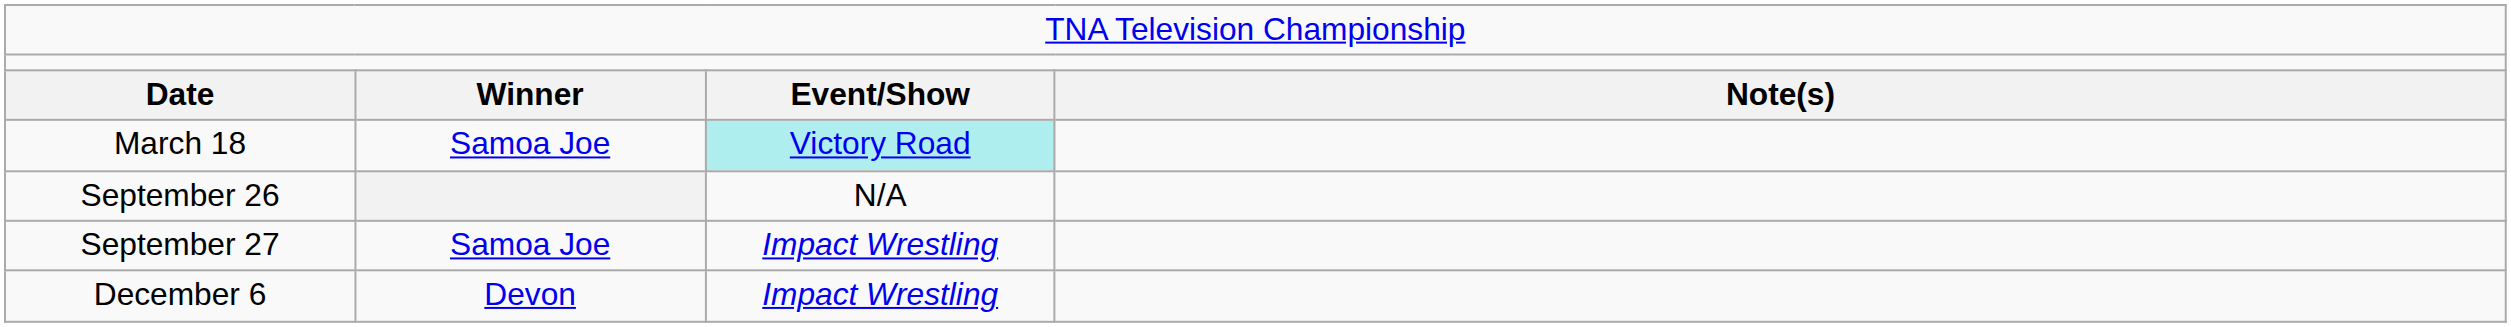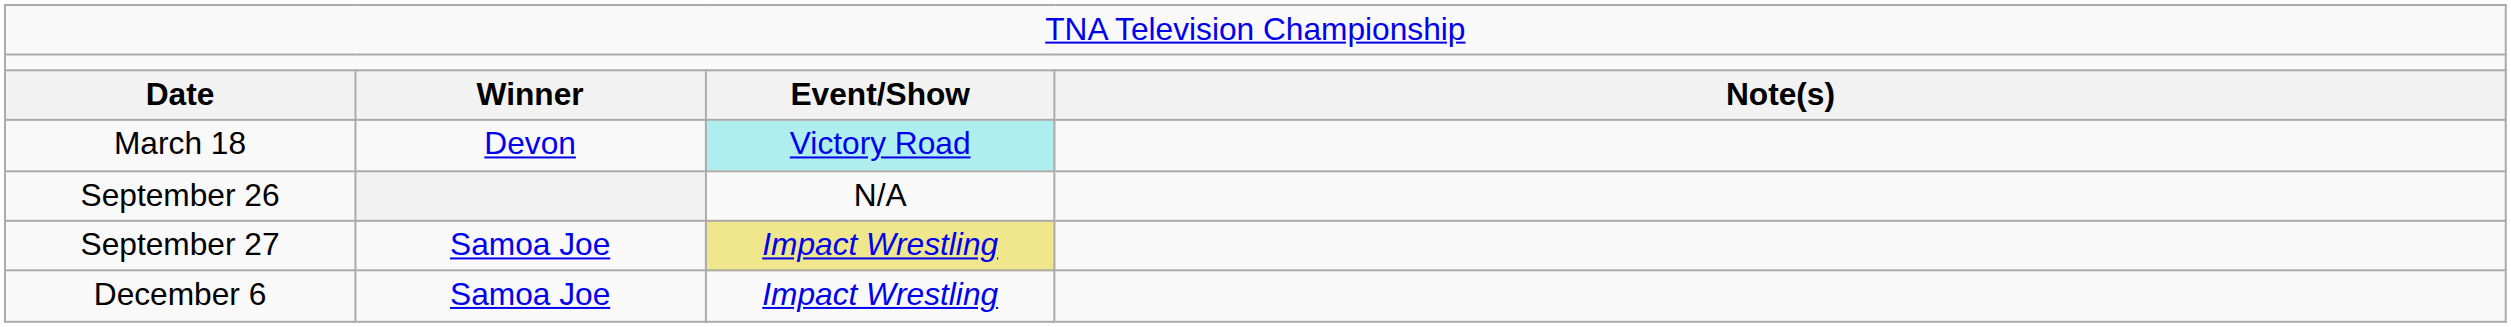(530, 144) Samoa Joe -> (530, 144) Devon
(880, 245) no background -> (880, 245) khaki background
(530, 295) Devon -> (530, 295) Samoa Joe
